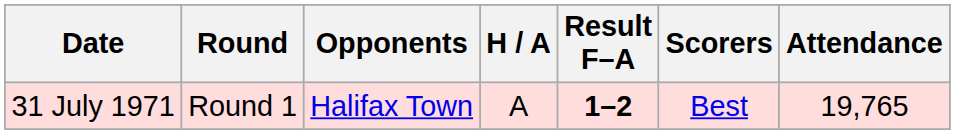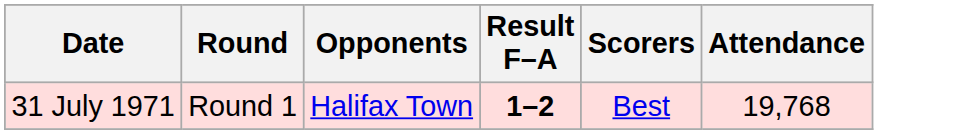- column: (519, 43)
(864, 105) 19,765 -> (787, 105) 19,768
